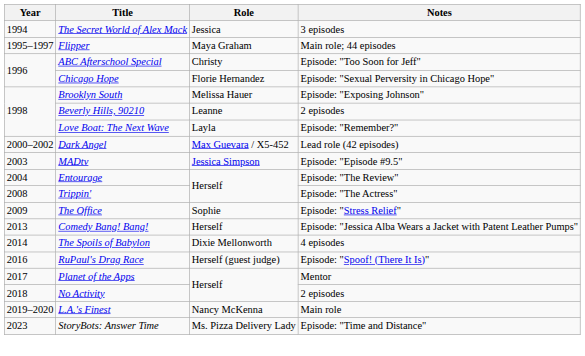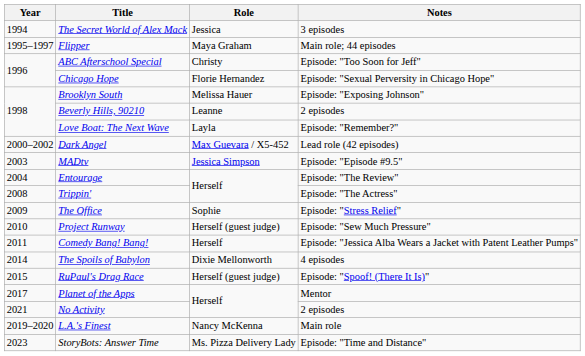+ row: (91, 227)
(17, 227) 2013 -> (17, 243) 2011
(17, 260) 2016 -> (17, 276) 2015
(17, 293) 2018 -> (17, 309) 2021
